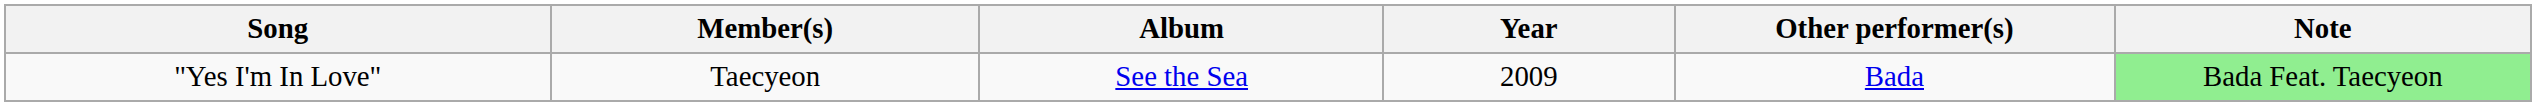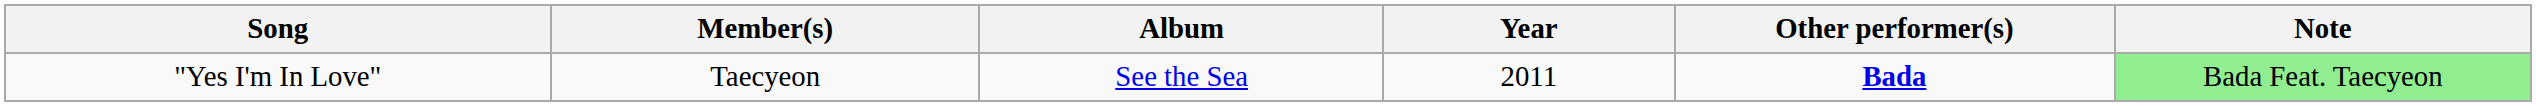(1529, 75) 2009 -> (1529, 75) 2011
(1894, 75) normal -> (1894, 75) bold
